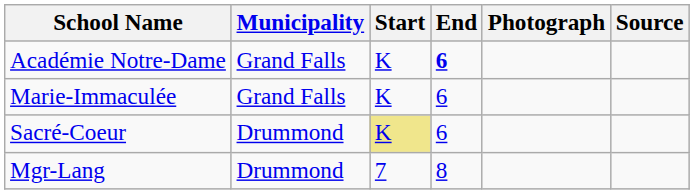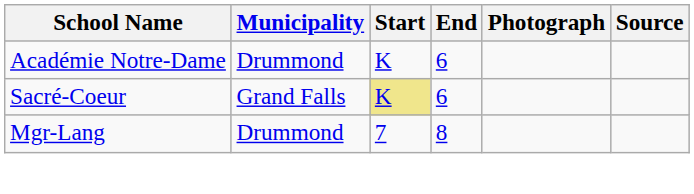(291, 59) Grand Falls -> (290, 59) Drummond
(442, 59) bold -> (442, 59) normal
- row: (93, 96)
(290, 133) Drummond -> (291, 96) Grand Falls
